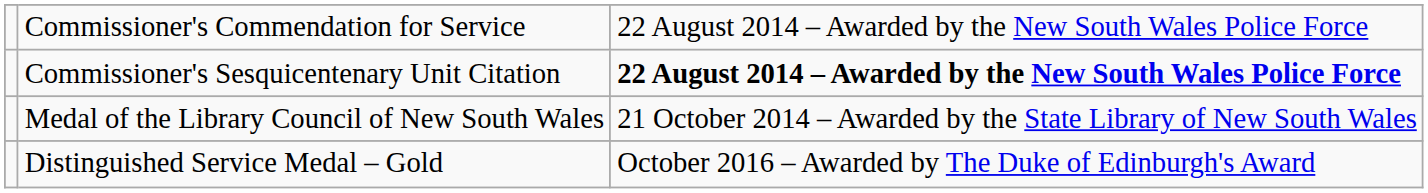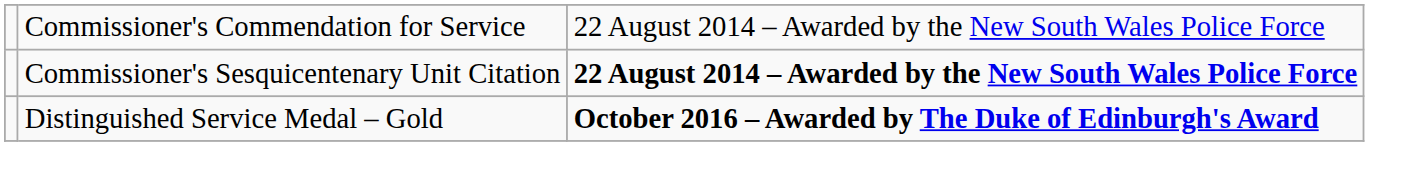- row: (314, 118)
(966, 163) normal -> (946, 118) bold
